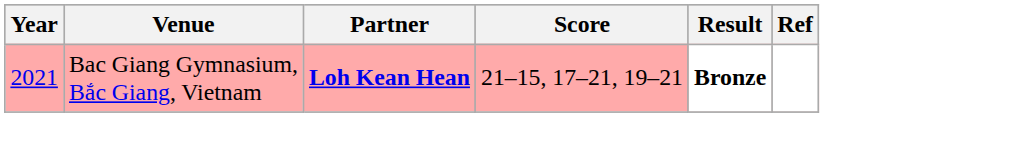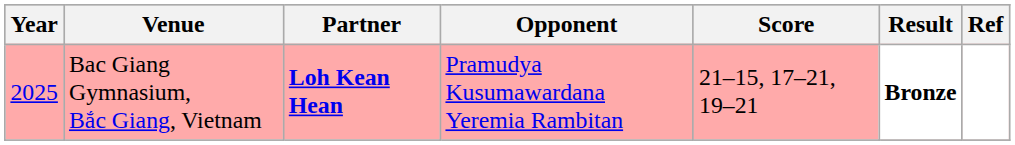+ column: (567, 24)
(34, 77) 2021 -> (34, 91) 2025
